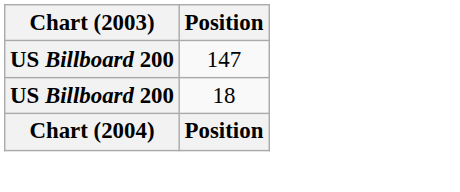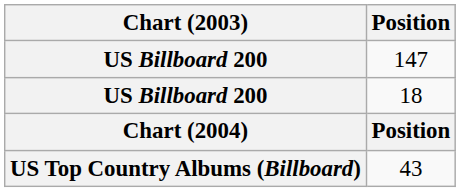+ row: (411, 167)
